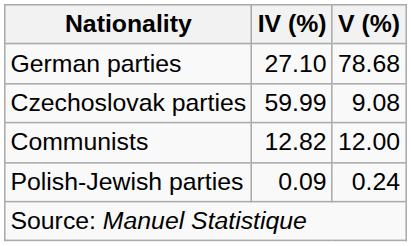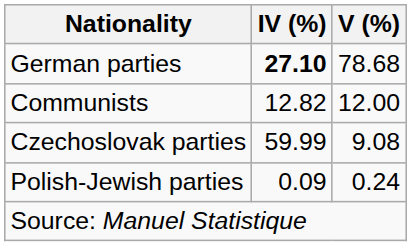(296, 63) normal -> (296, 63) bold
rows swapped: (128, 102) <-> (79, 142)
